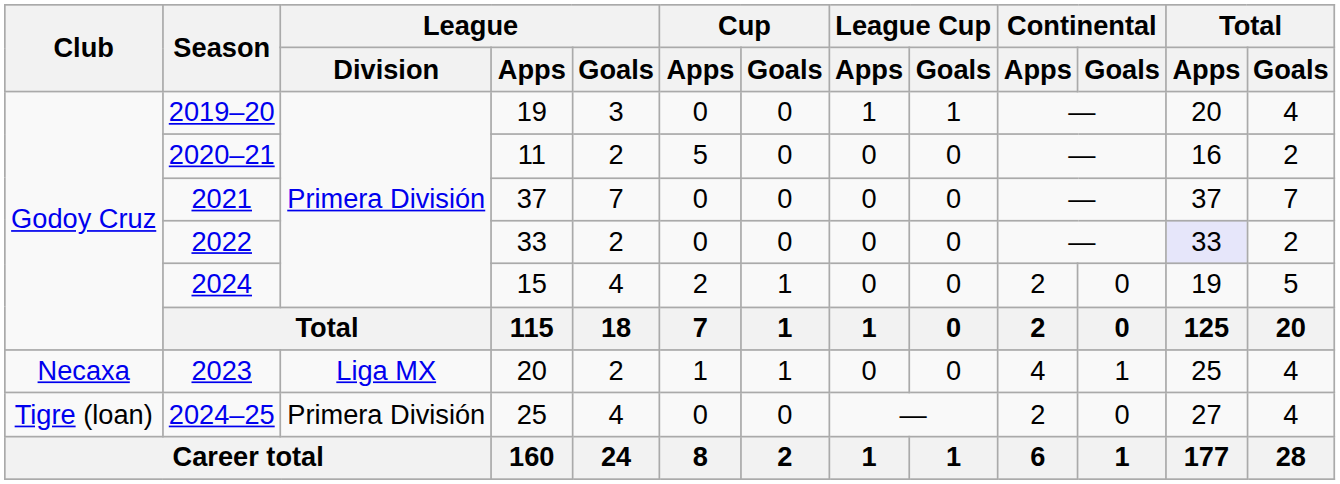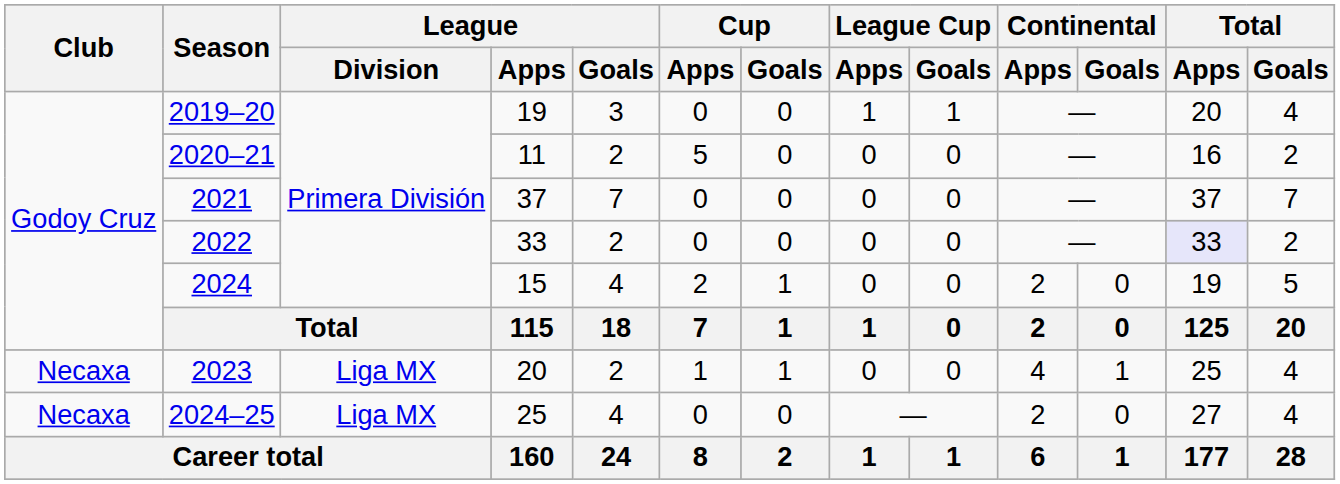(84, 414) Tigre (loan) -> (84, 414) Necaxa
(386, 414) Primera División -> (386, 414) Liga MX
